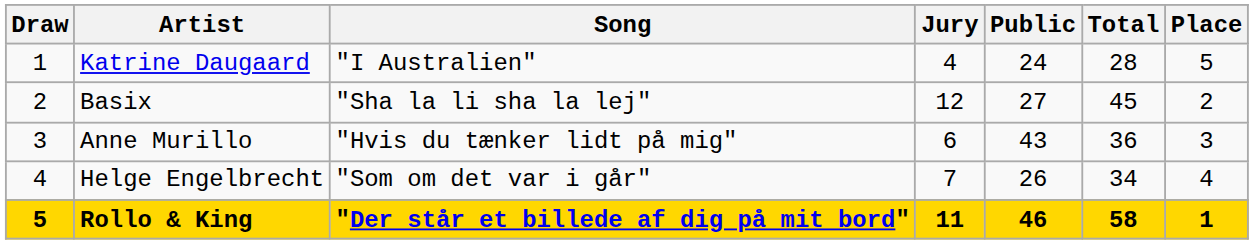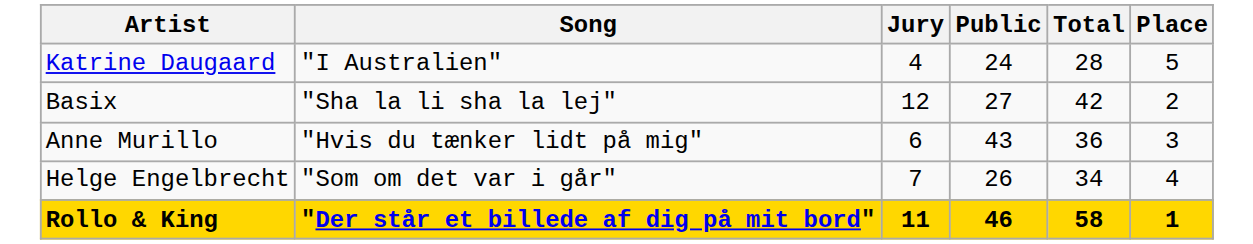- column: (40, 24)
(1123, 102) 45 -> (1089, 102) 42
